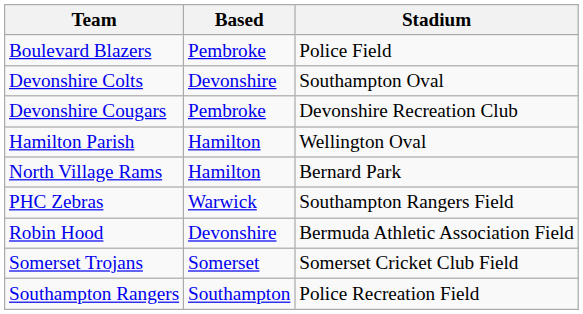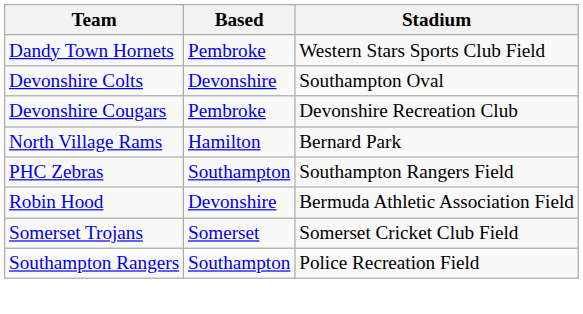- row: (80, 50)
+ row: (91, 50)
- row: (72, 141)
(222, 202) Warwick -> (239, 171) Southampton
